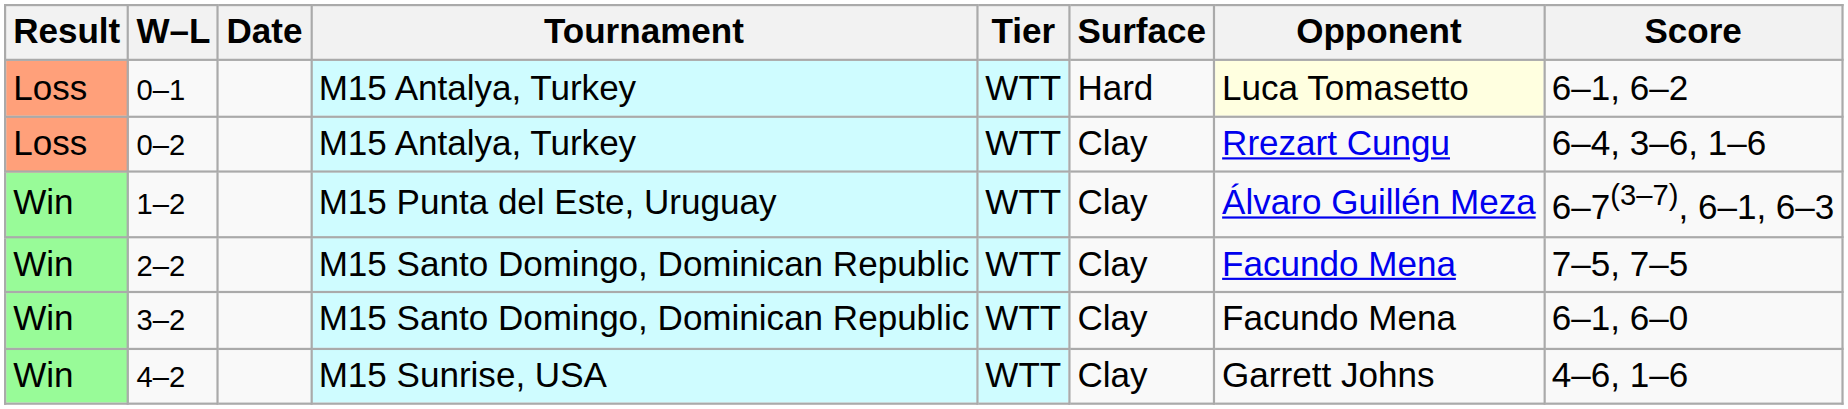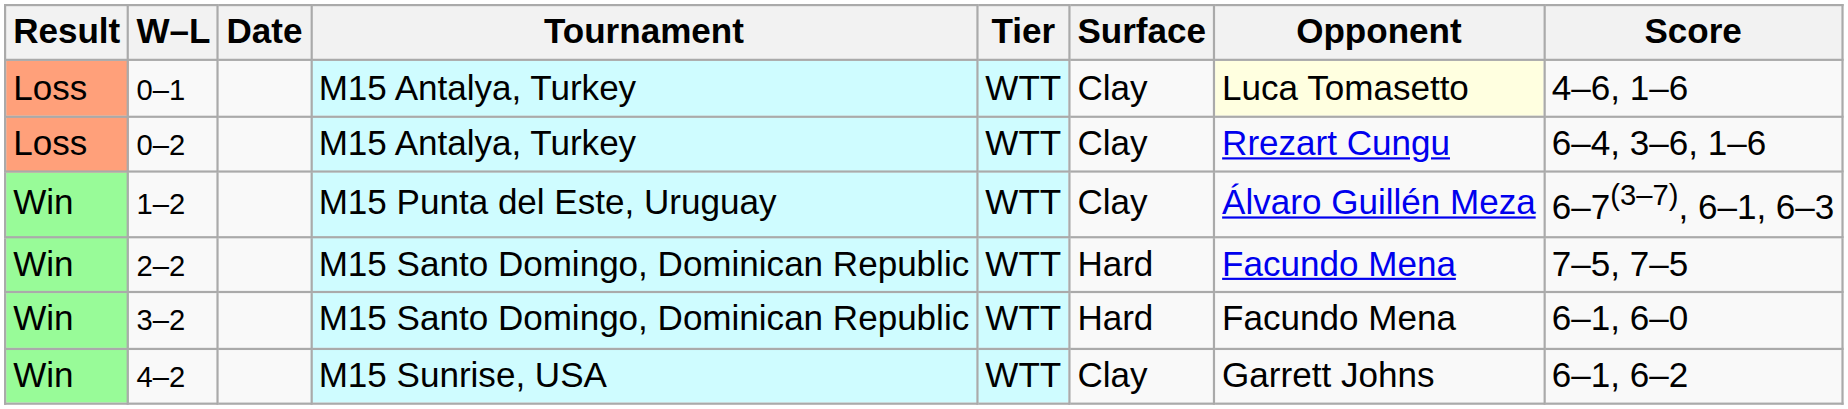(1115, 87) Hard -> (1112, 87) Clay
(1620, 87) 6–1, 6–2 -> (1620, 87) 4–6, 1–6
(1112, 264) Clay -> (1115, 264) Hard
(1112, 319) Clay -> (1115, 319) Hard
(1620, 375) 4–6, 1–6 -> (1620, 375) 6–1, 6–2
